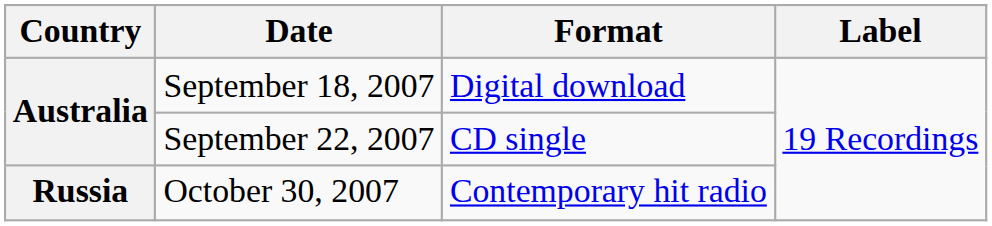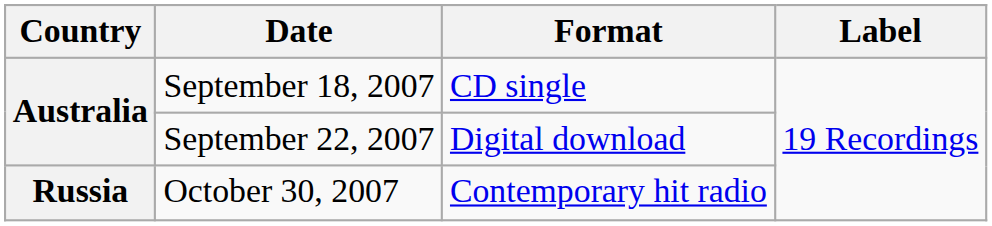(568, 84) Digital download -> (518, 84) CD single
(518, 138) CD single -> (568, 138) Digital download
